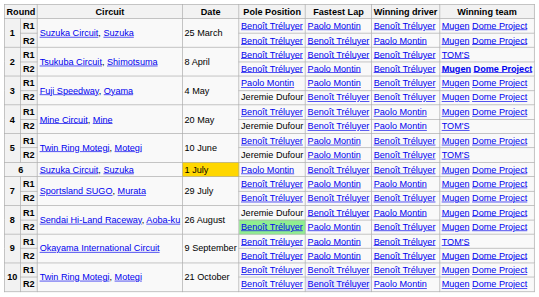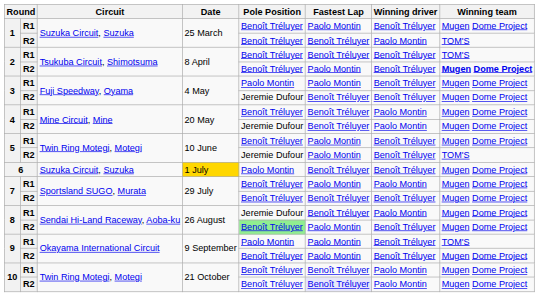(484, 40) Mugen Dome Project -> (456, 40) TOM'S
(456, 126) TOM'S -> (484, 126) Mugen Dome Project
(272, 241) Benoît Tréluyer -> (268, 241) Paolo Montin
(405, 270) Benoît Tréluyer -> (400, 270) Paolo Montin
